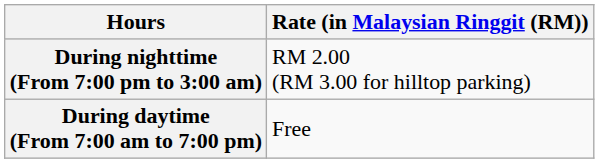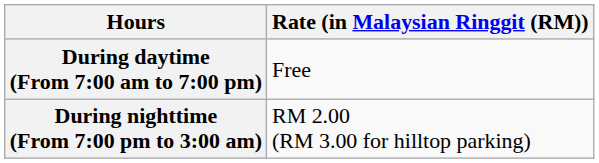rows swapped: (136, 128) <-> (136, 68)
